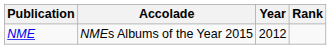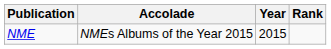(273, 34) 2012 -> (273, 34) 2015
